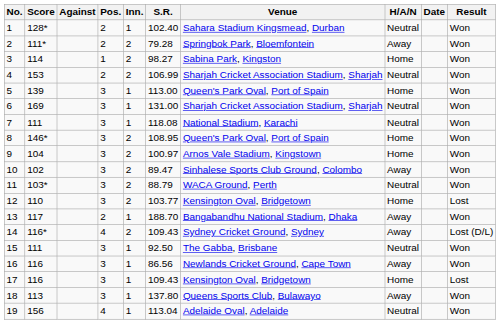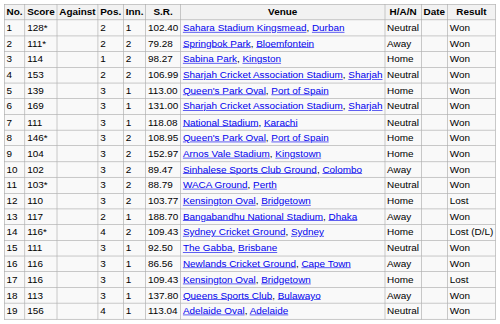(163, 153) 100.97 -> (163, 153) 152.97
(399, 232) Away -> (400, 232) Home
